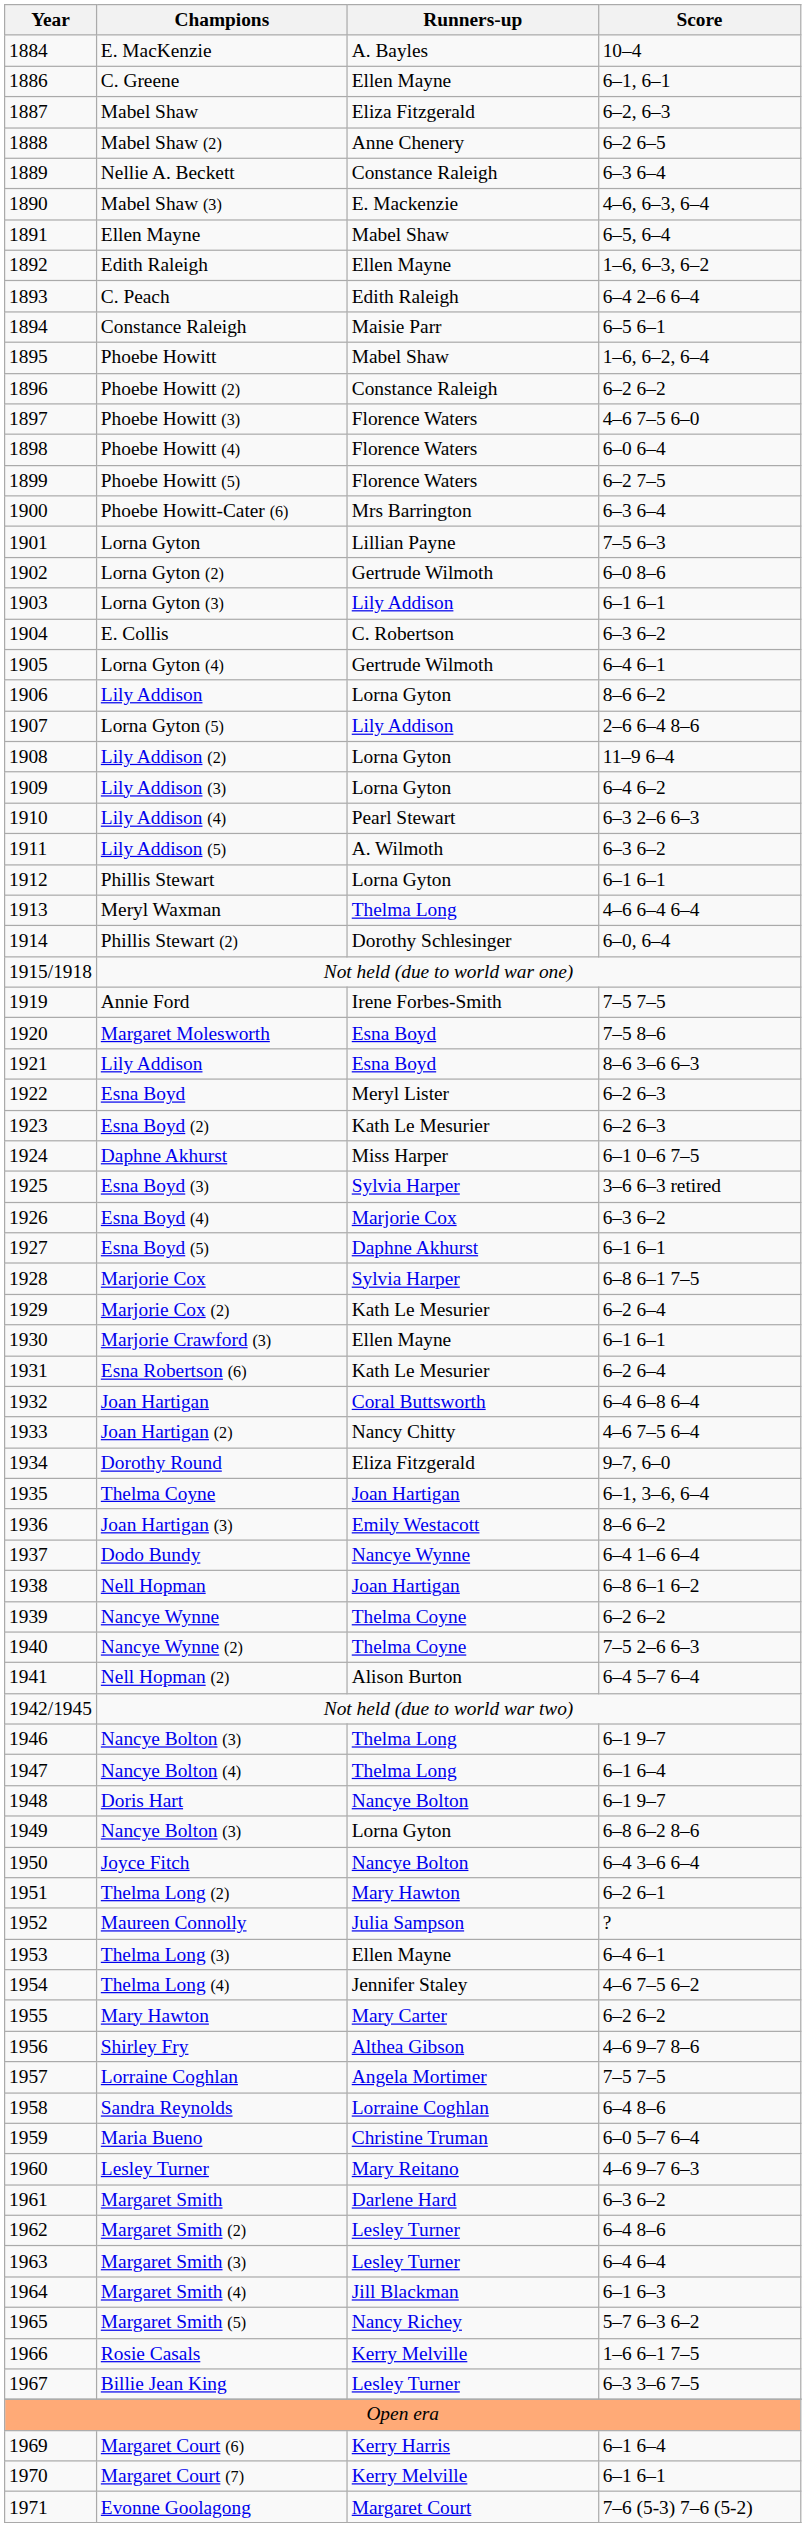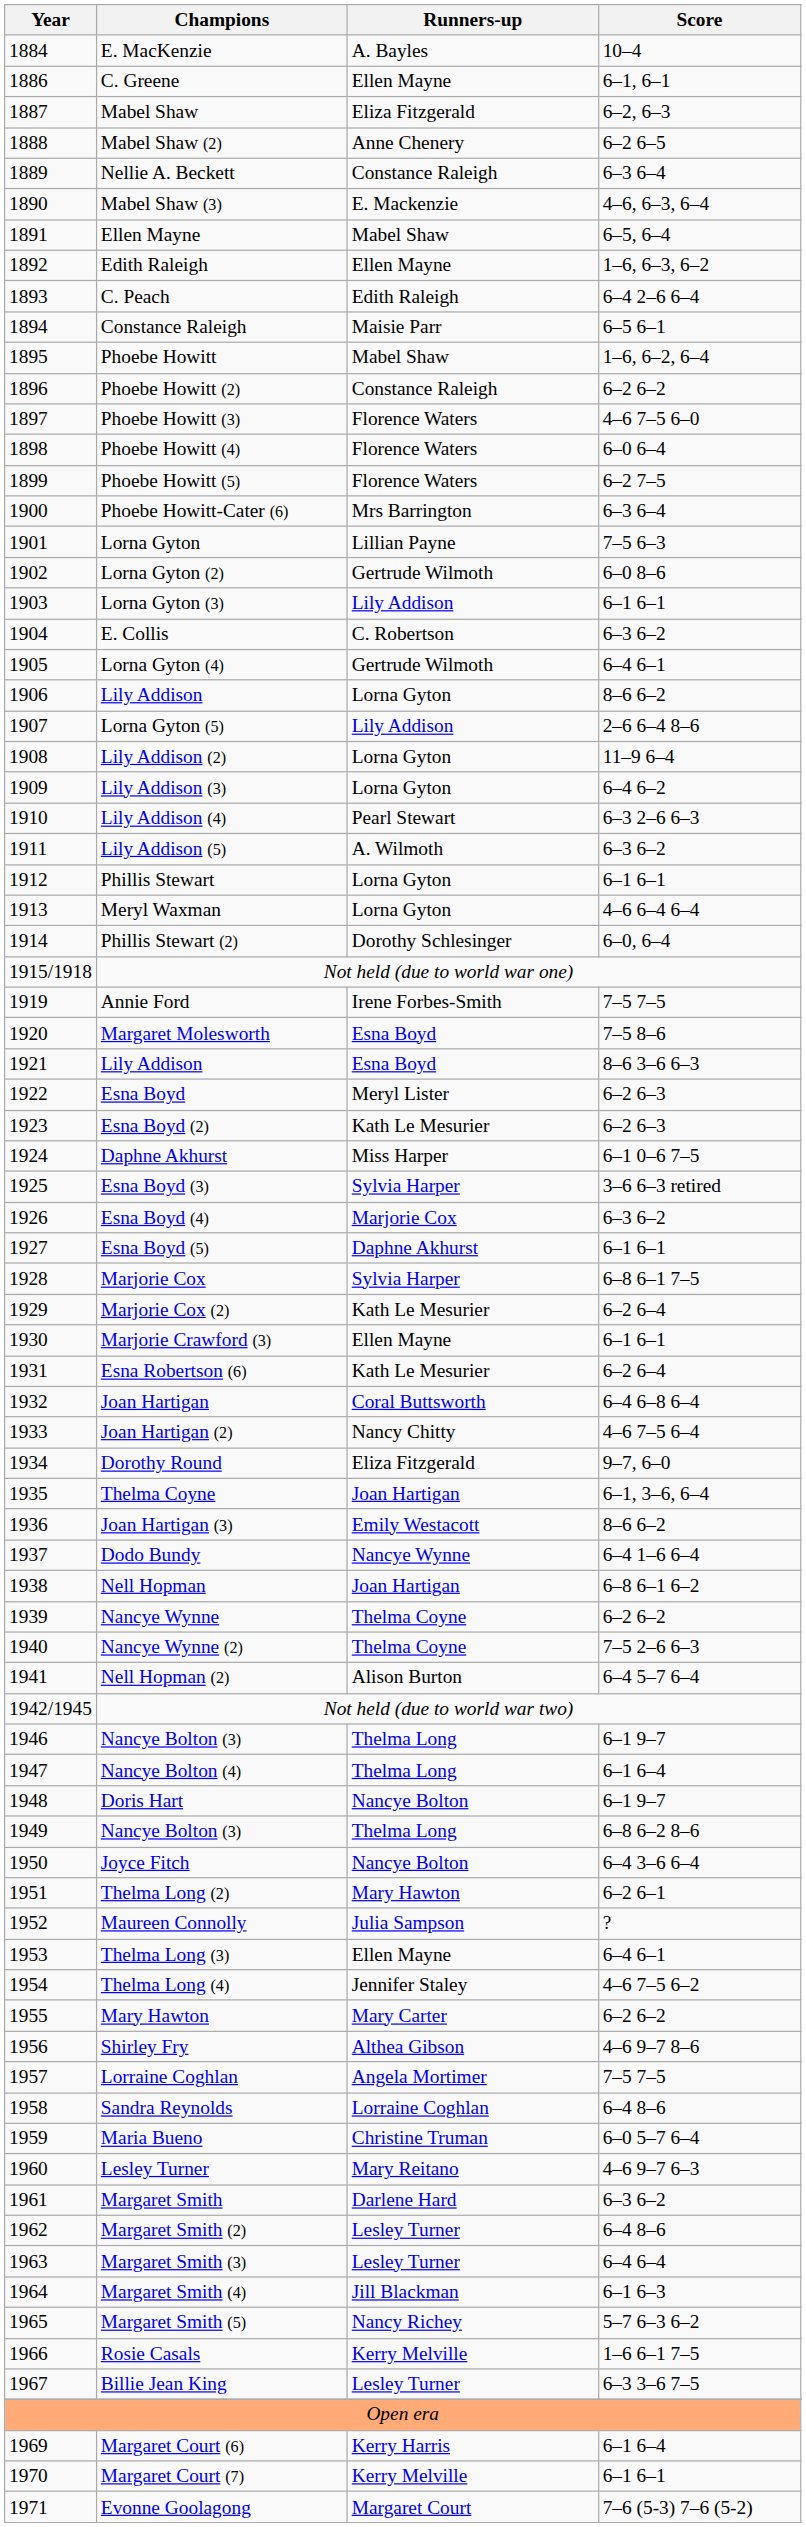(404, 910) Thelma Long -> (401, 910) Lorna Gyton
(401, 1831) Lorna Gyton -> (404, 1831) Thelma Long
